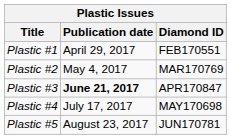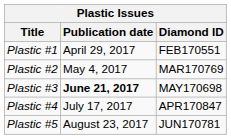(190, 87) APR170847 -> (190, 87) MAY170698
(190, 106) MAY170698 -> (190, 106) APR170847
